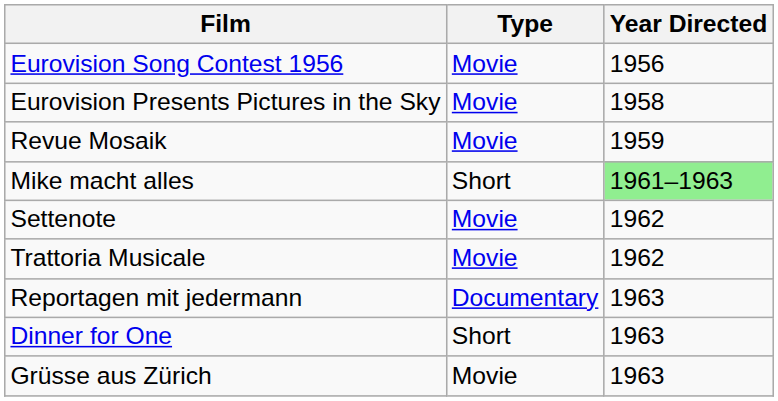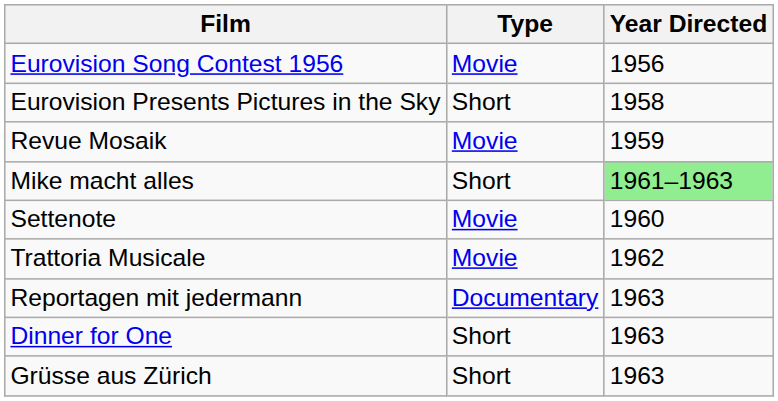(485, 102) Movie -> (481, 102) Short
(637, 219) 1962 -> (637, 219) 1960
(485, 375) Movie -> (481, 375) Short
